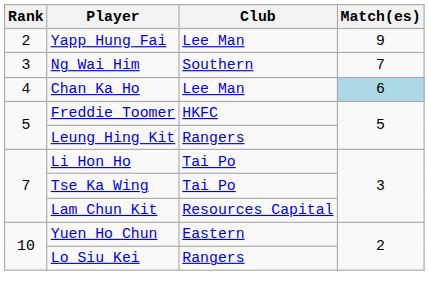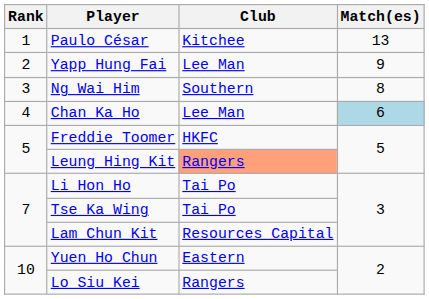+ row: (100, 41)
(381, 65) 7 -> (381, 89) 8
(213, 137) no background -> (213, 162) lightsalmon background
